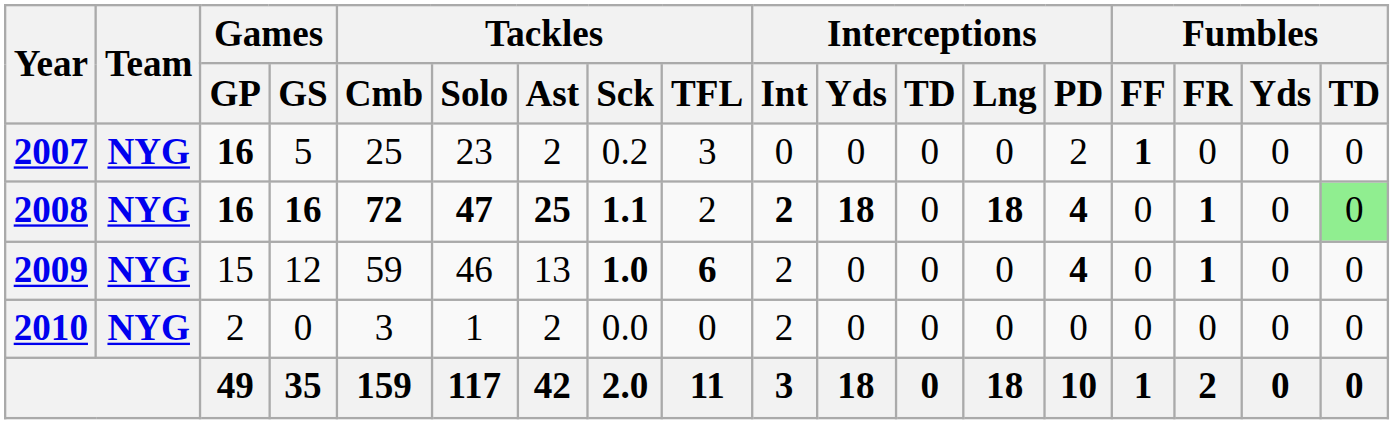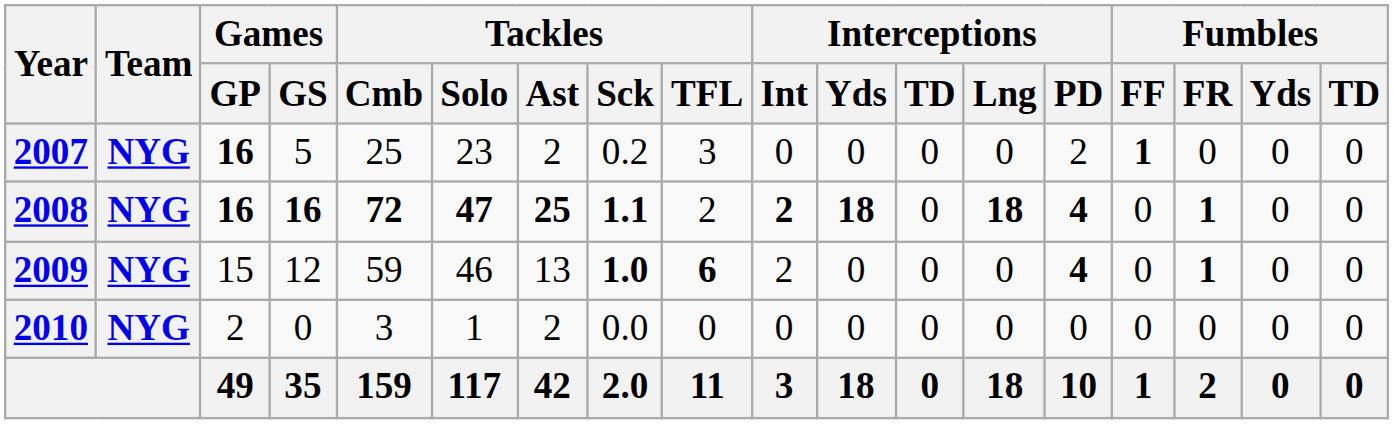(1354, 210) lightgreen background -> (1354, 210) no background
(784, 328) 2 -> (784, 328) 0
